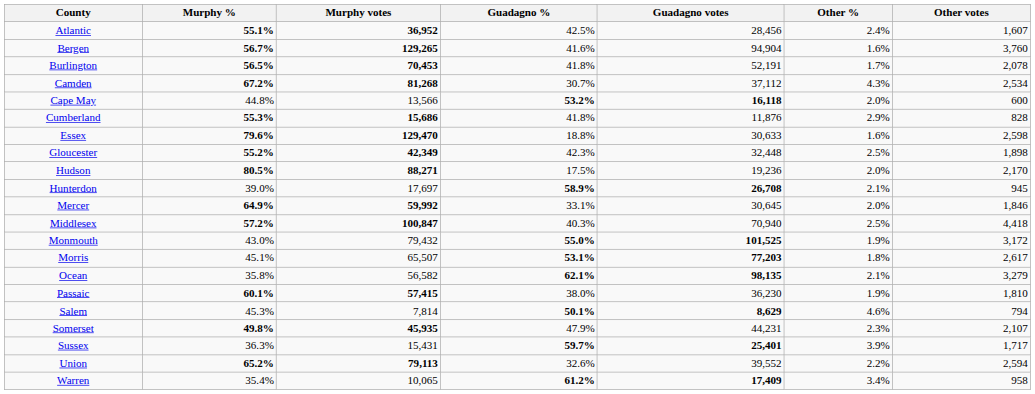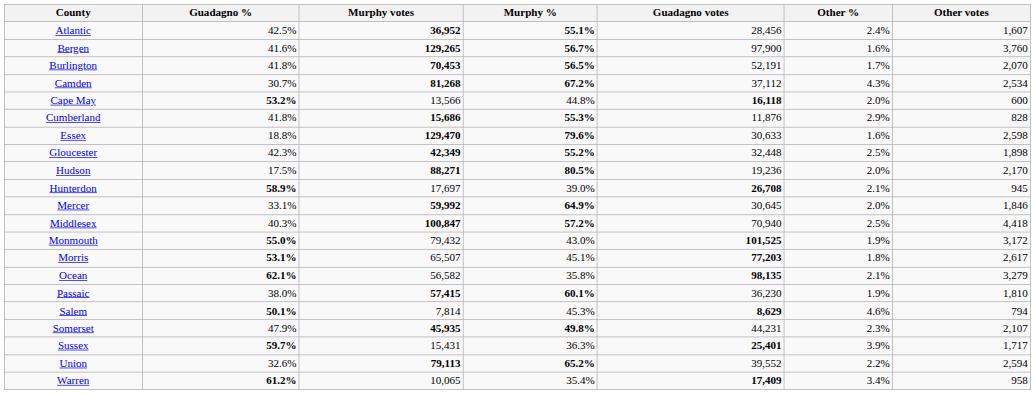columns swapped: (209, 13) <-> (519, 13)
(766, 48) 94,904 -> (766, 48) 97,900
(1015, 65) 2,078 -> (1015, 65) 2,070
